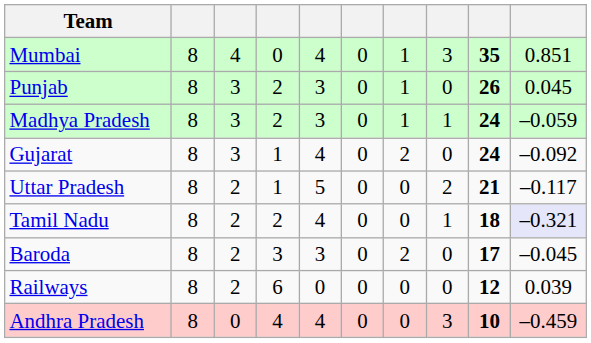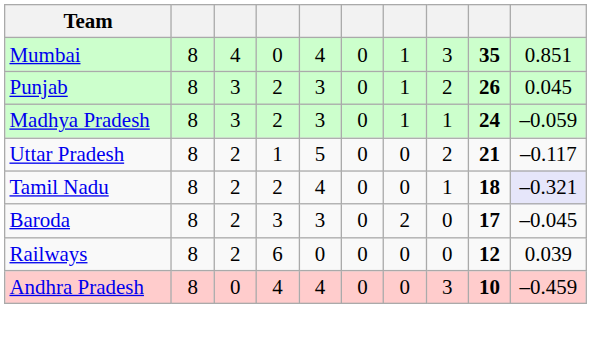(447, 87) 0 -> (447, 87) 2
- row: (41, 154)
